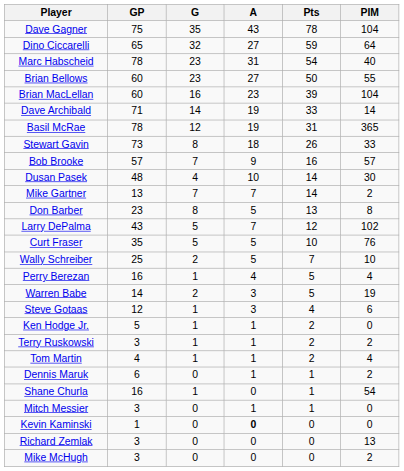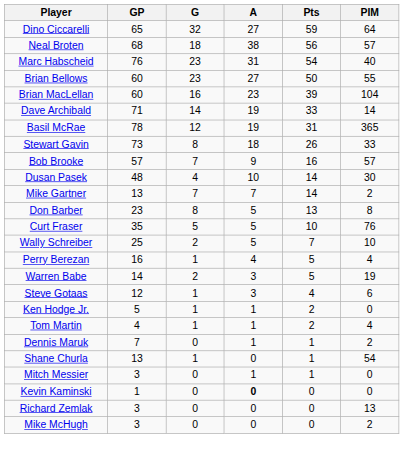- row: (56, 29)
+ row: (56, 45)
(137, 62) 78 -> (137, 62) 76
- row: (56, 227)
- row: (56, 342)
(137, 375) 6 -> (137, 342) 7
(137, 392) 16 -> (137, 359) 13
